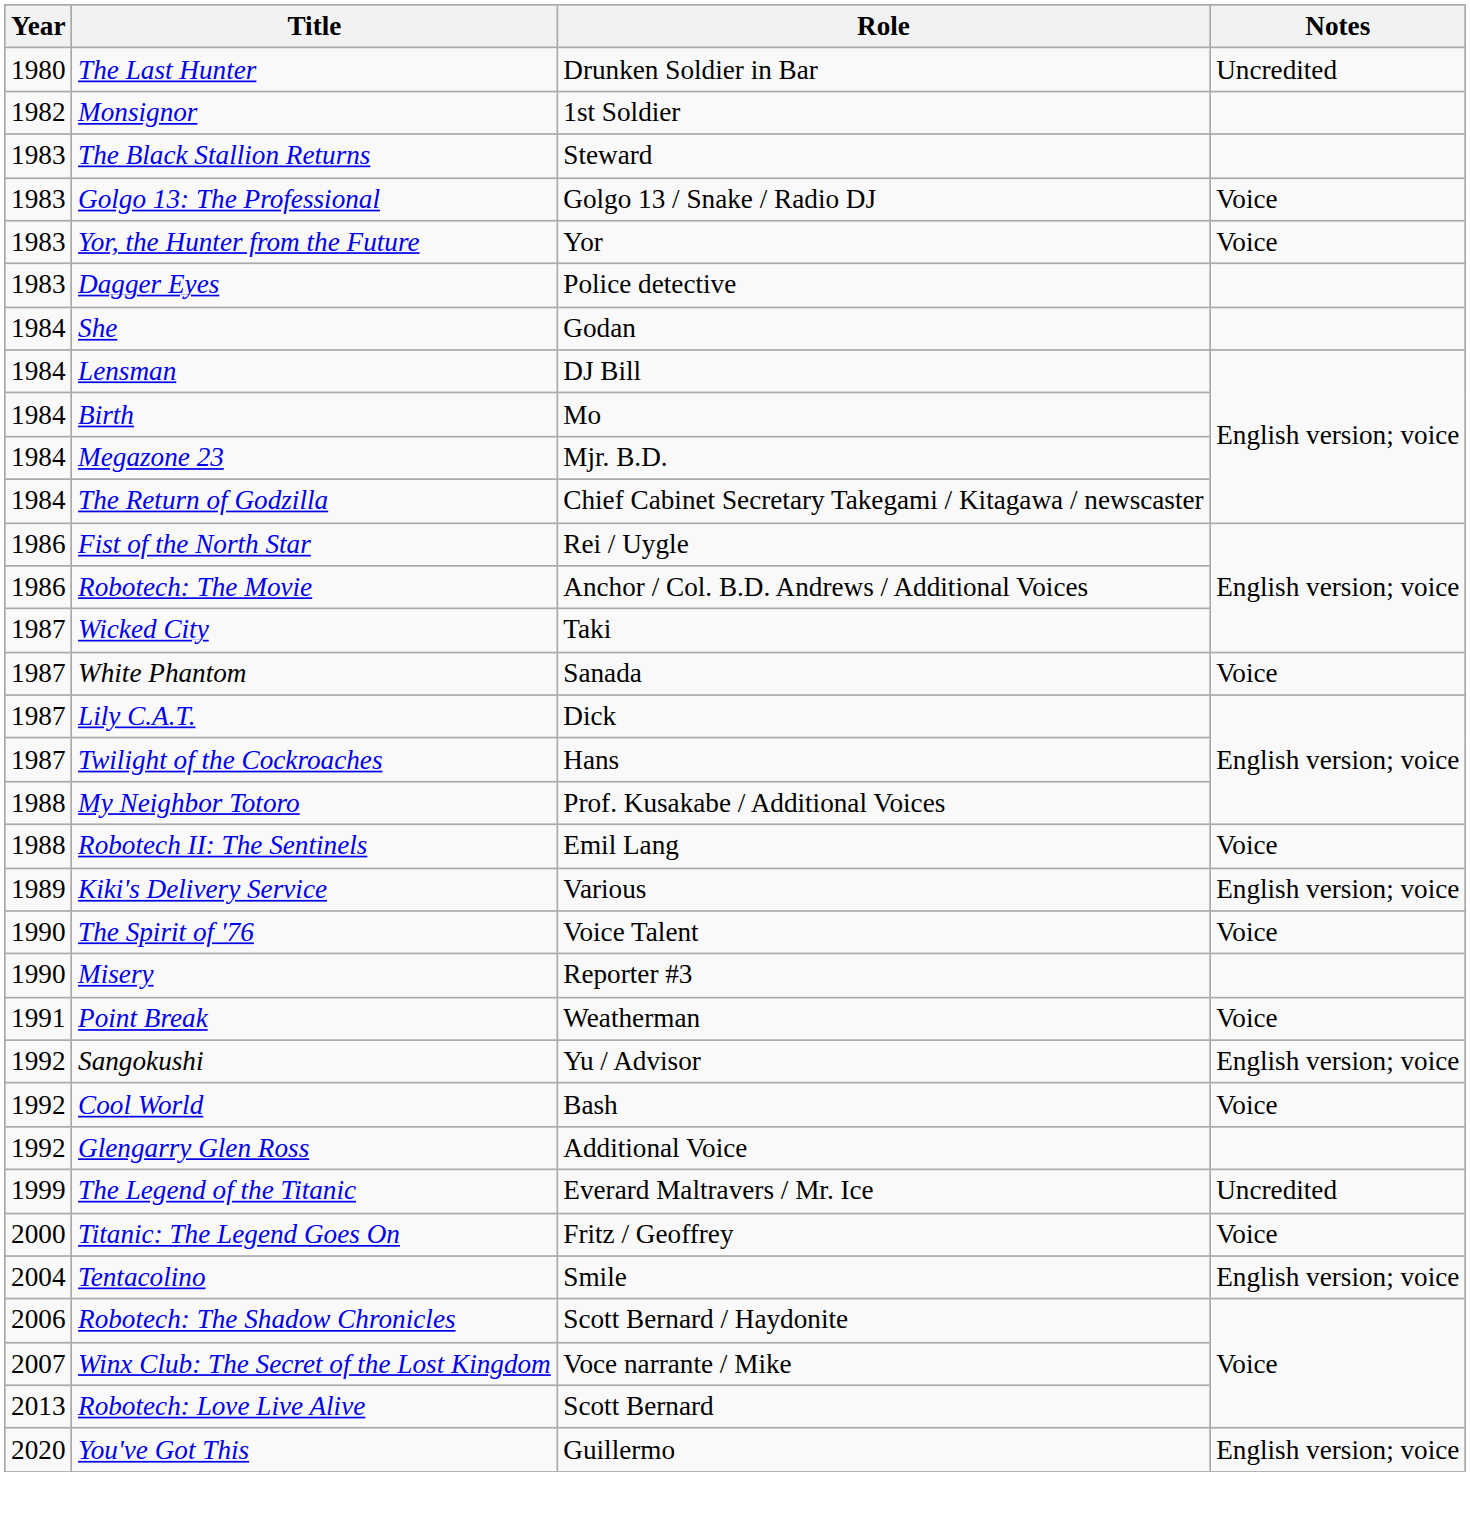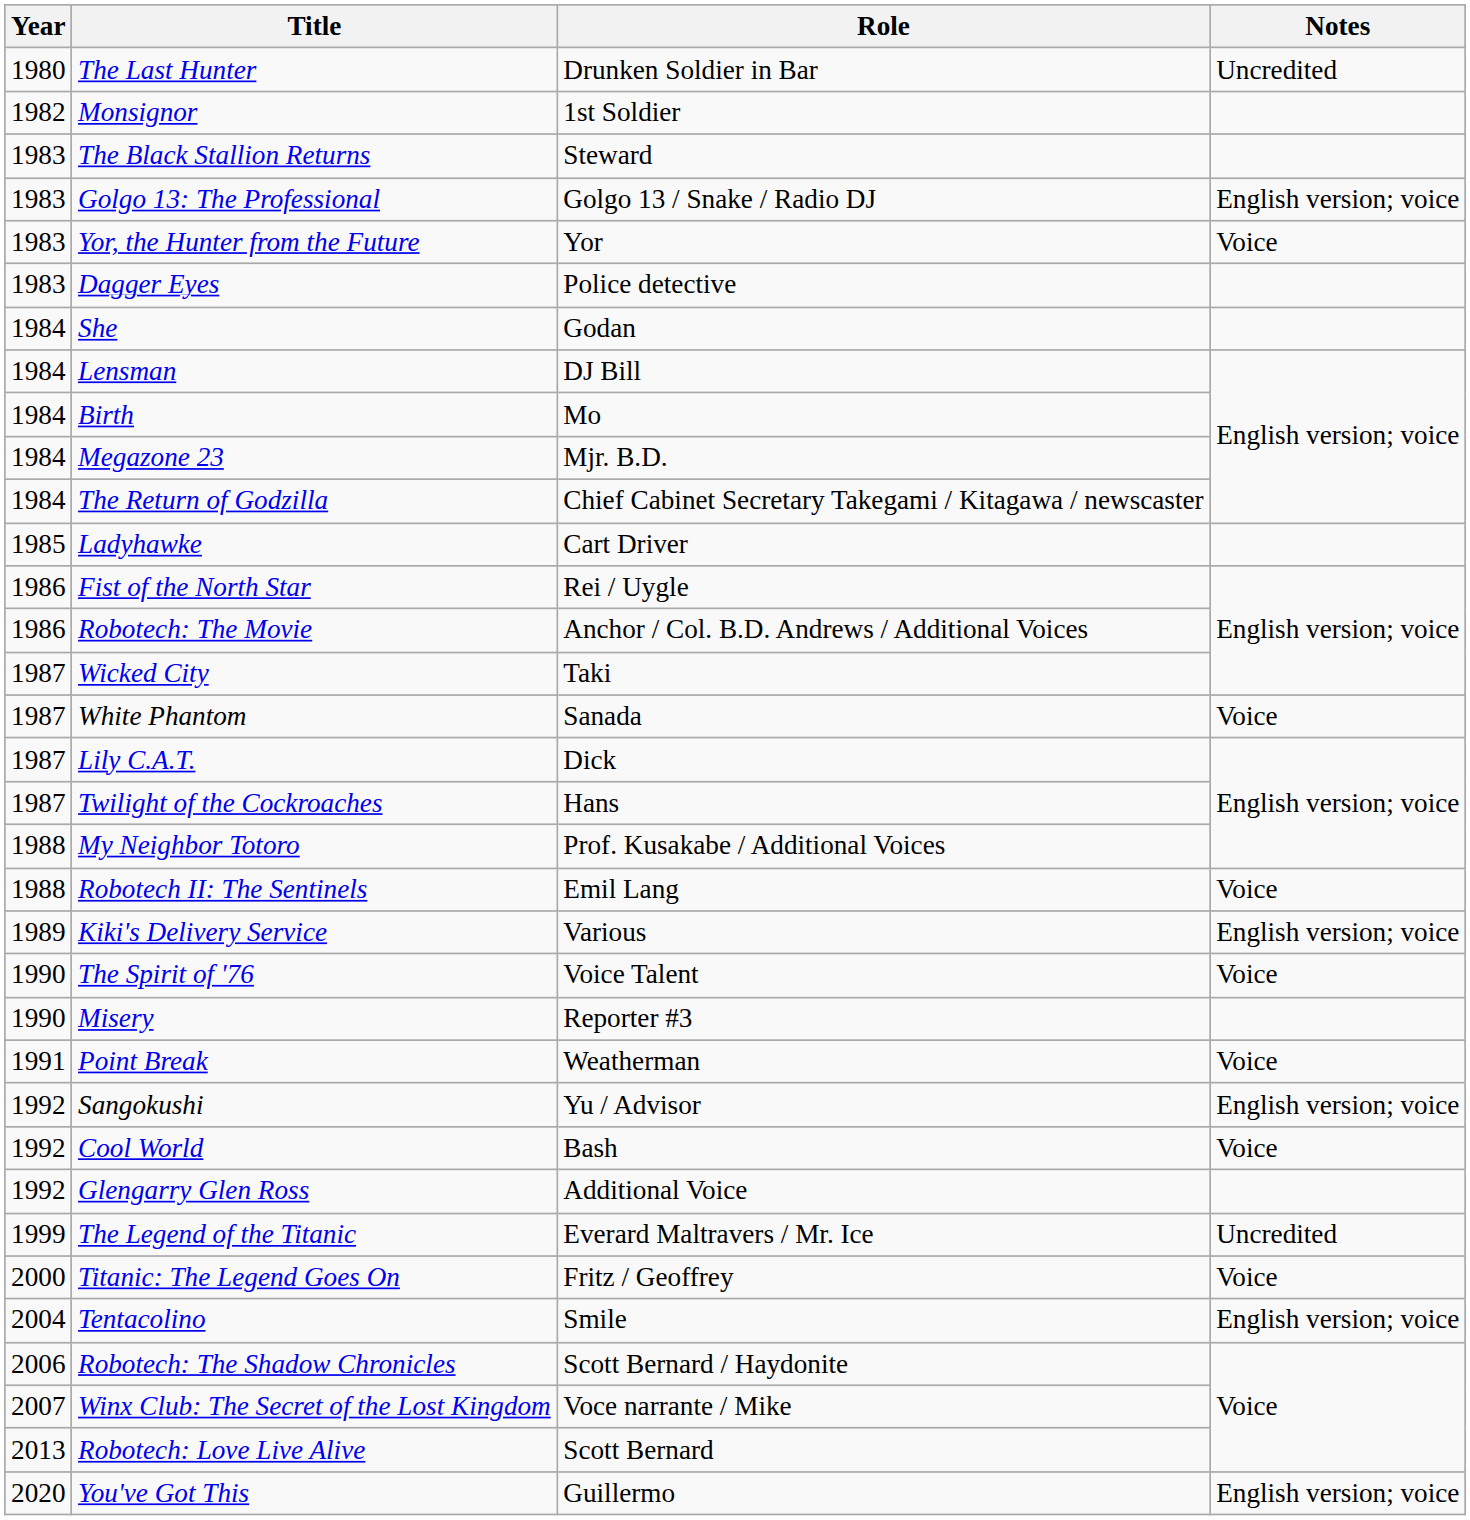(1247, 198) Voice -> (1338, 198) English version; voice
+ row: (140, 543)
